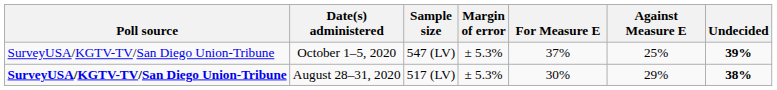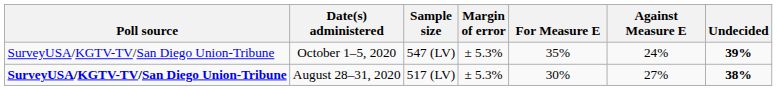(558, 53) 37% -> (558, 53) 35%
(656, 53) 25% -> (656, 53) 24%
(656, 75) 29% -> (656, 75) 27%
